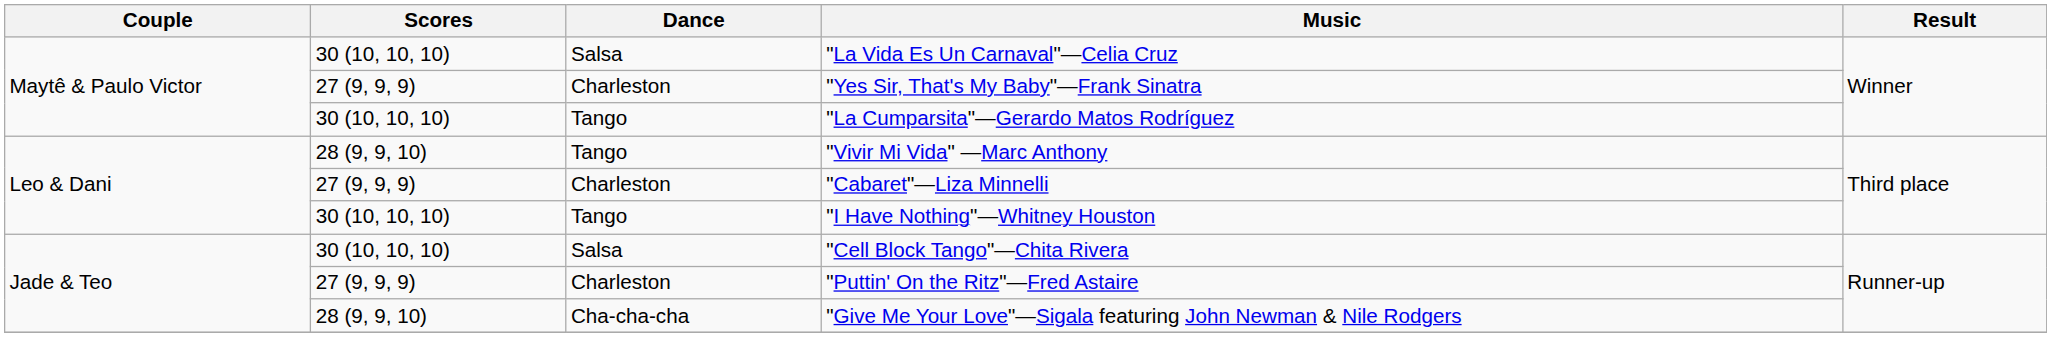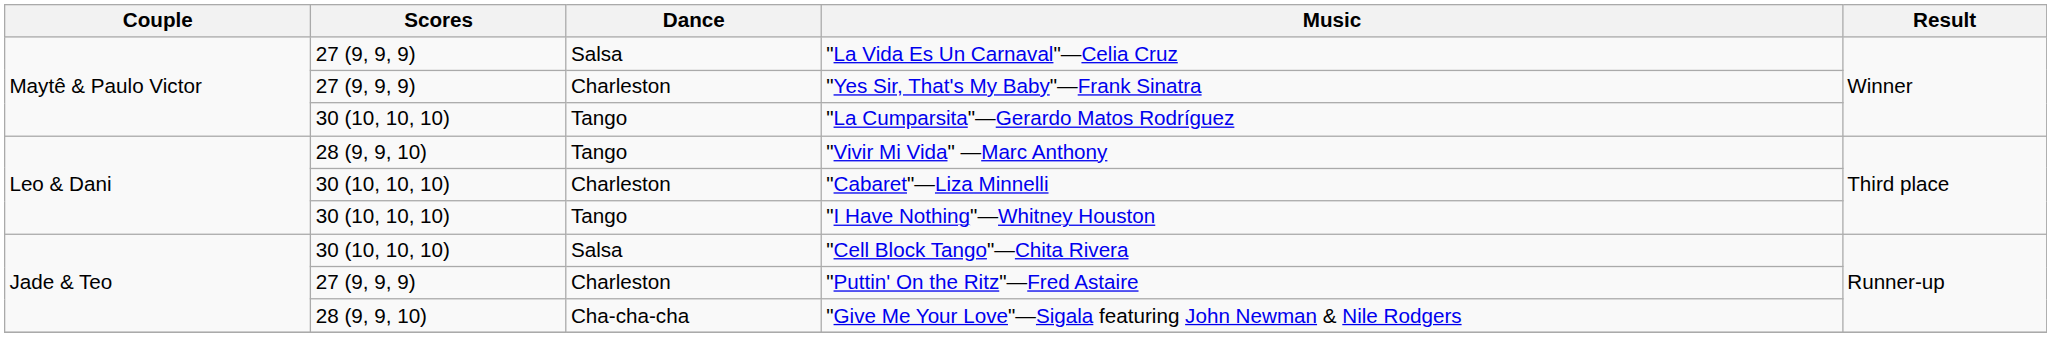(383, 53) 30 (10, 10, 10) -> (366, 53) 27 (9, 9, 9)
(366, 184) 27 (9, 9, 9) -> (383, 184) 30 (10, 10, 10)
